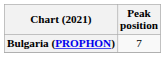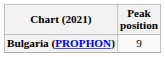(139, 43) 7 -> (139, 43) 9
